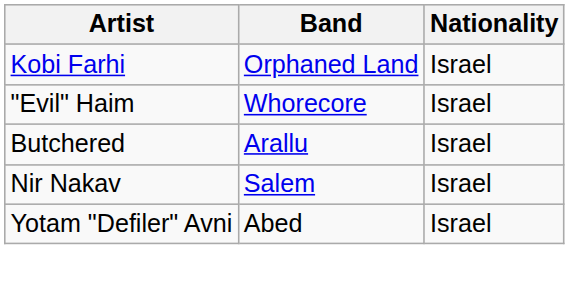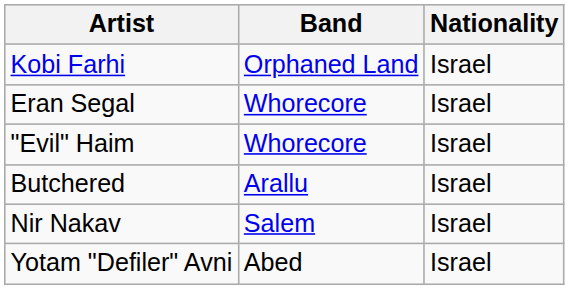+ row: (73, 104)
